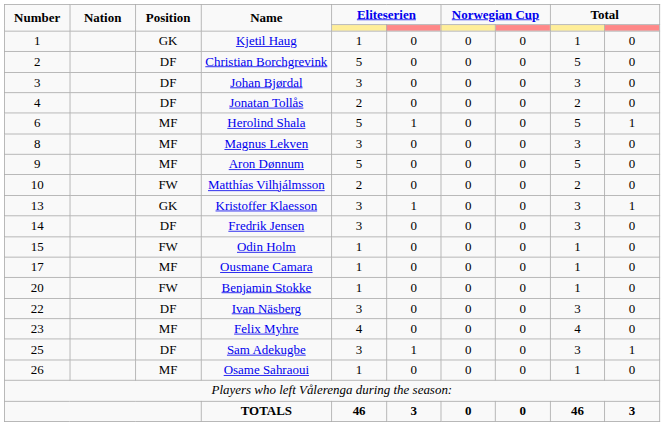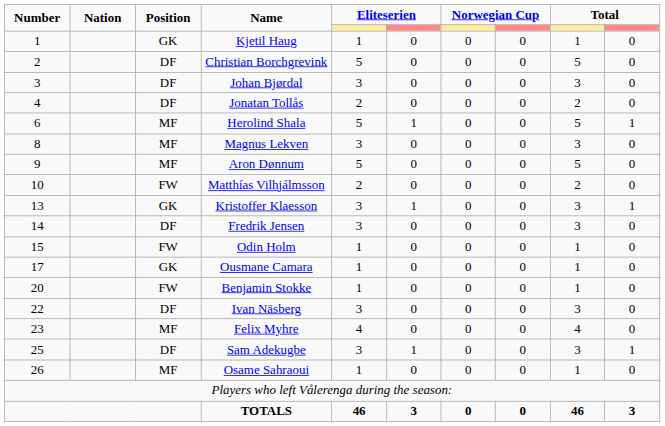(168, 267) MF -> (168, 267) GK
